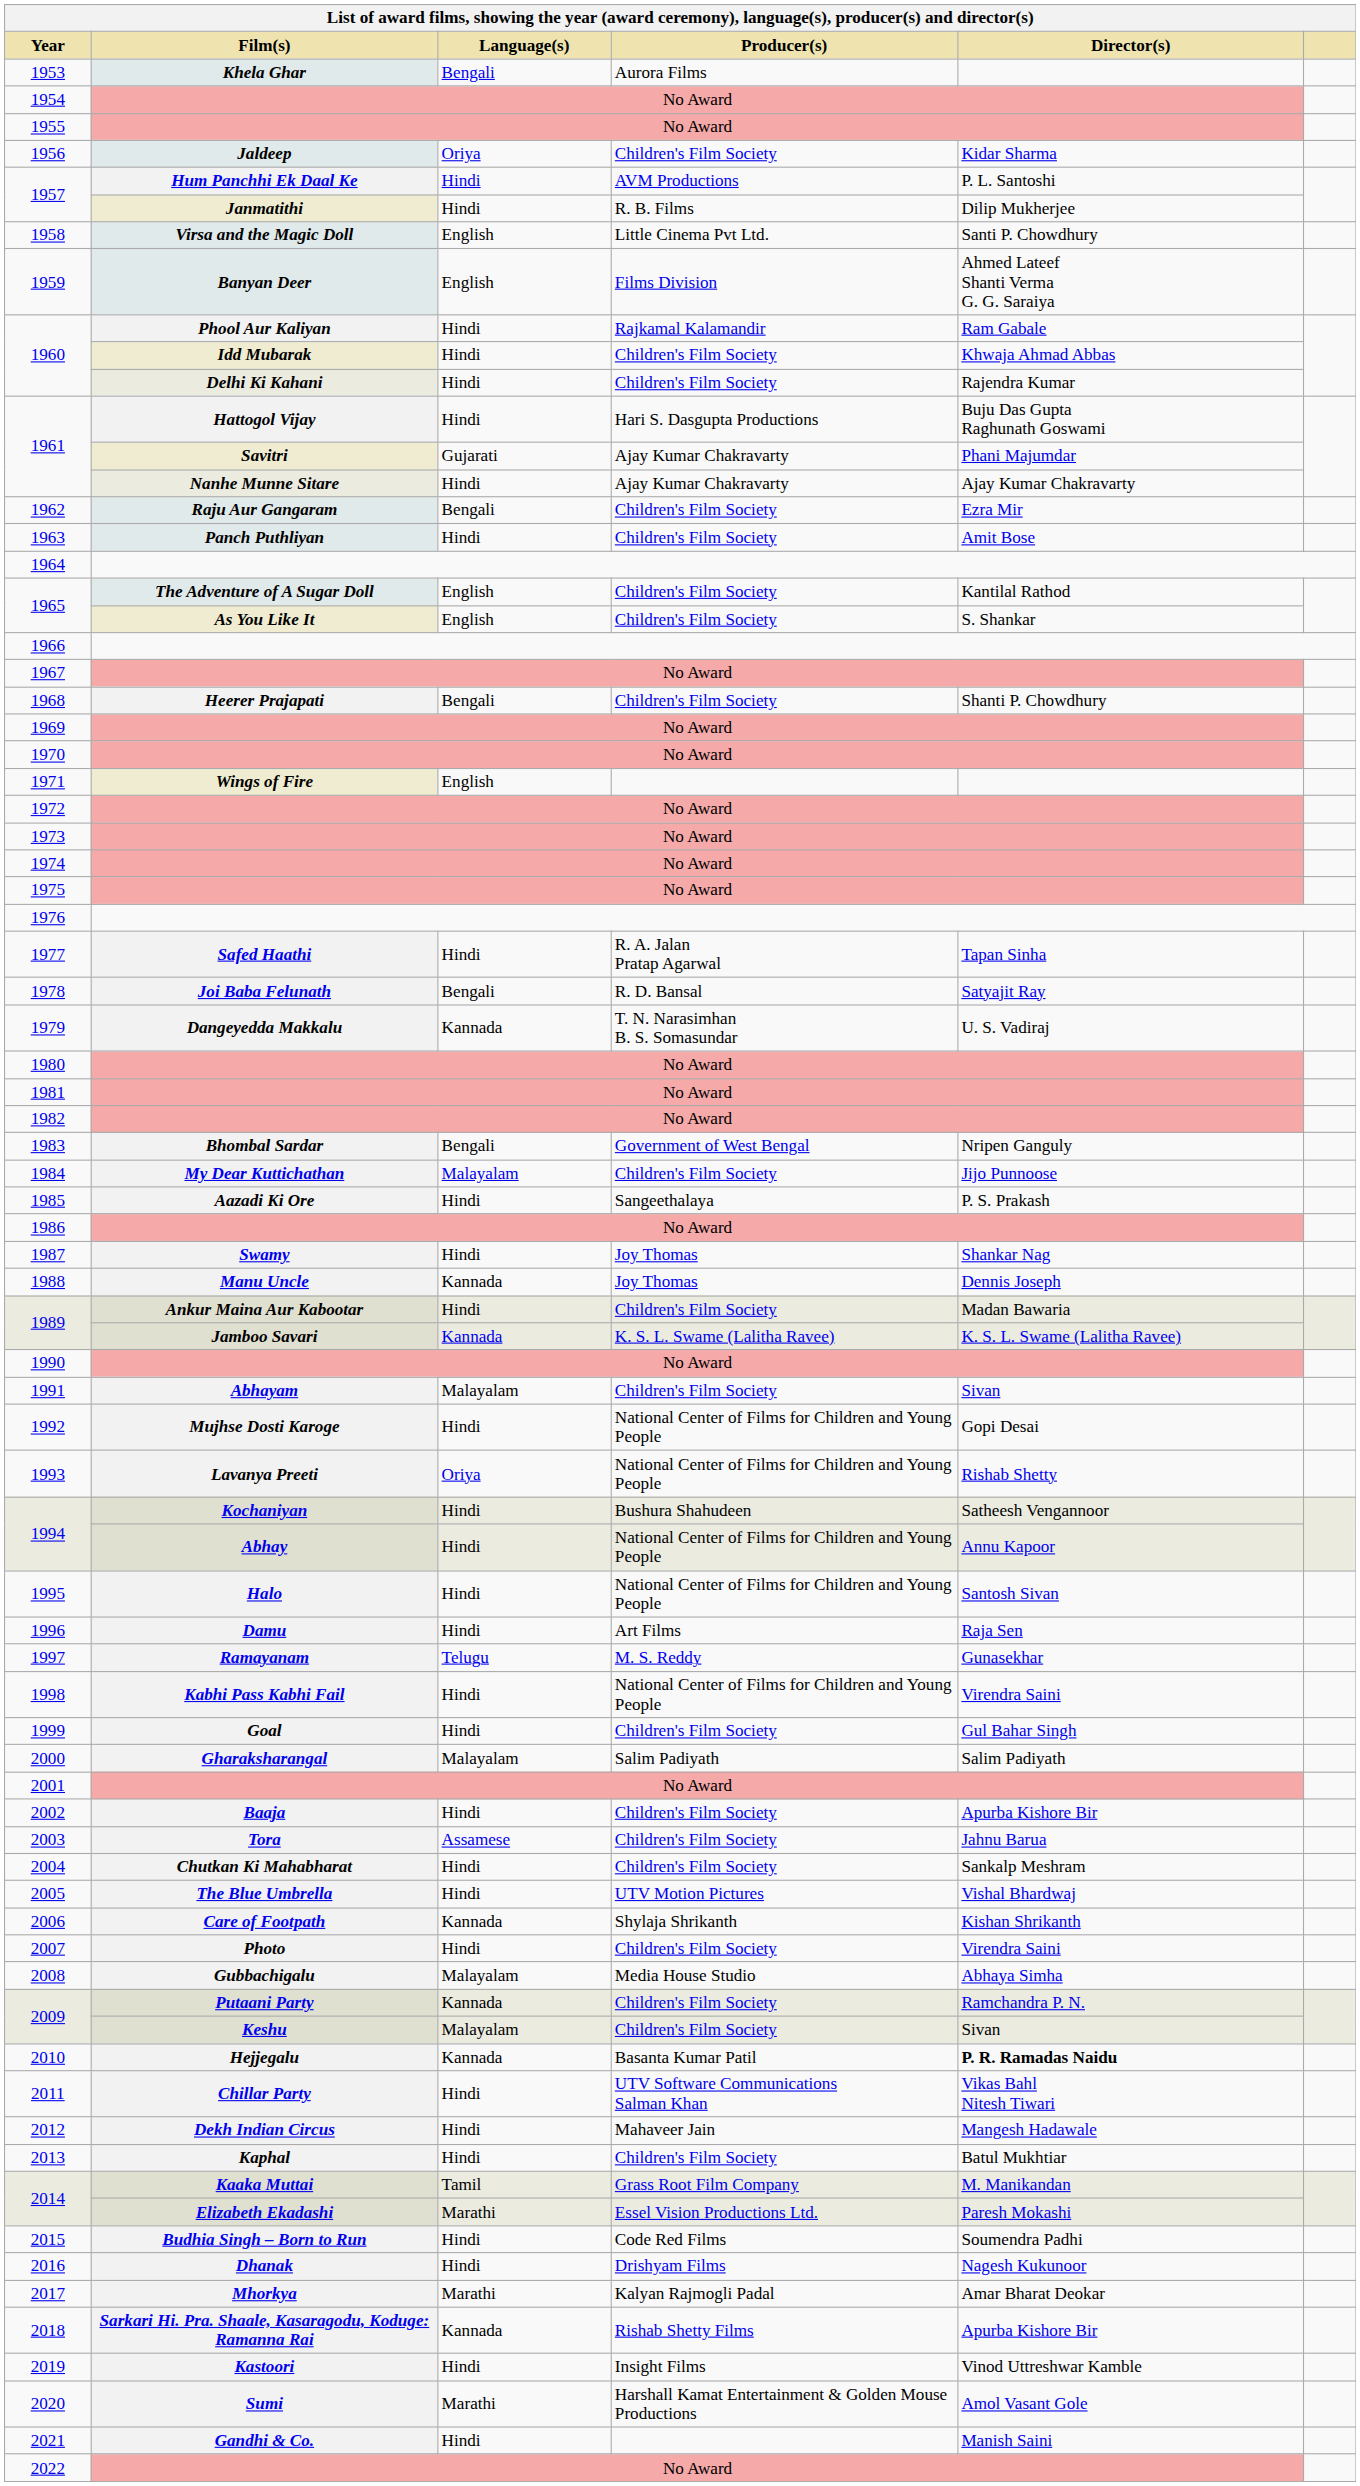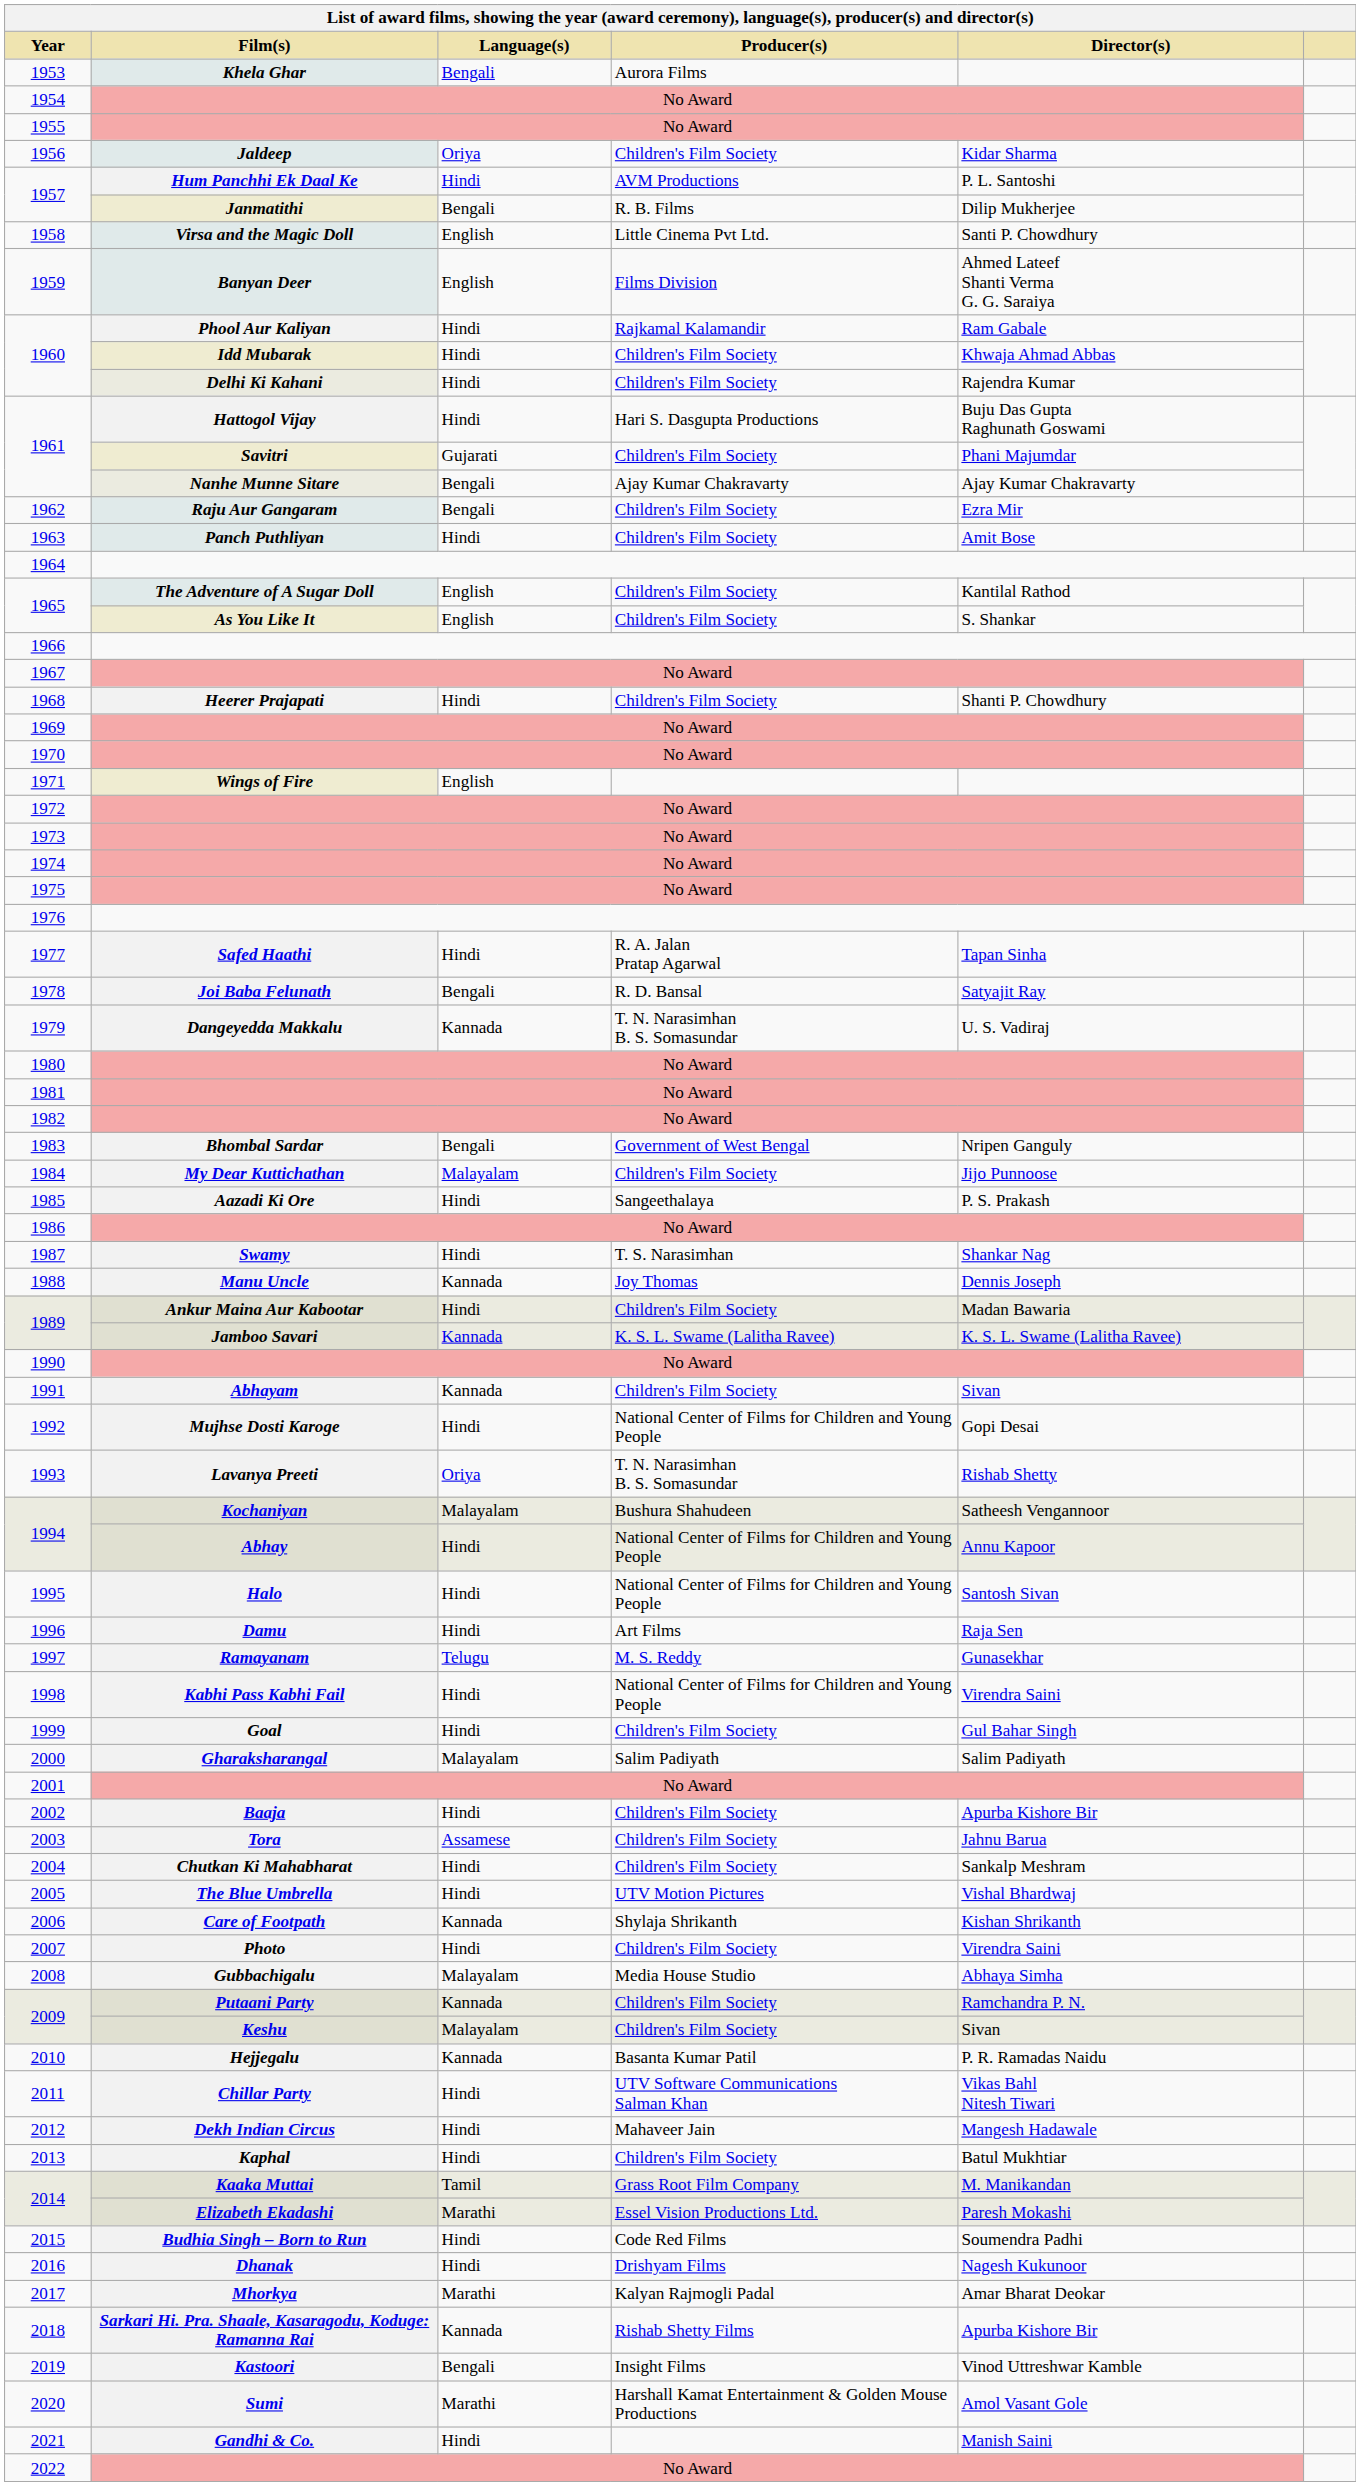(461, 208) Hindi -> (468, 208) Bengali
(702, 455) Ajay Kumar Chakravarty -> (696, 455) Children's Film Society
(461, 483) Hindi -> (468, 483) Bengali
(468, 700) Bengali -> (461, 700) Hindi
(656, 1254) Joy Thomas -> (674, 1254) T. S. Narasimhan
(480, 1390) Malayalam -> (472, 1390) Kannada
(783, 1473) National Center of Films for Children and Young People -> (676, 1473) T. N. Narasimhan B. S. Somasundar
(461, 1510) Hindi -> (480, 1510) Malayalam
(1039, 2056) bold -> (1034, 2056) normal
(461, 2366) Hindi -> (468, 2366) Bengali
